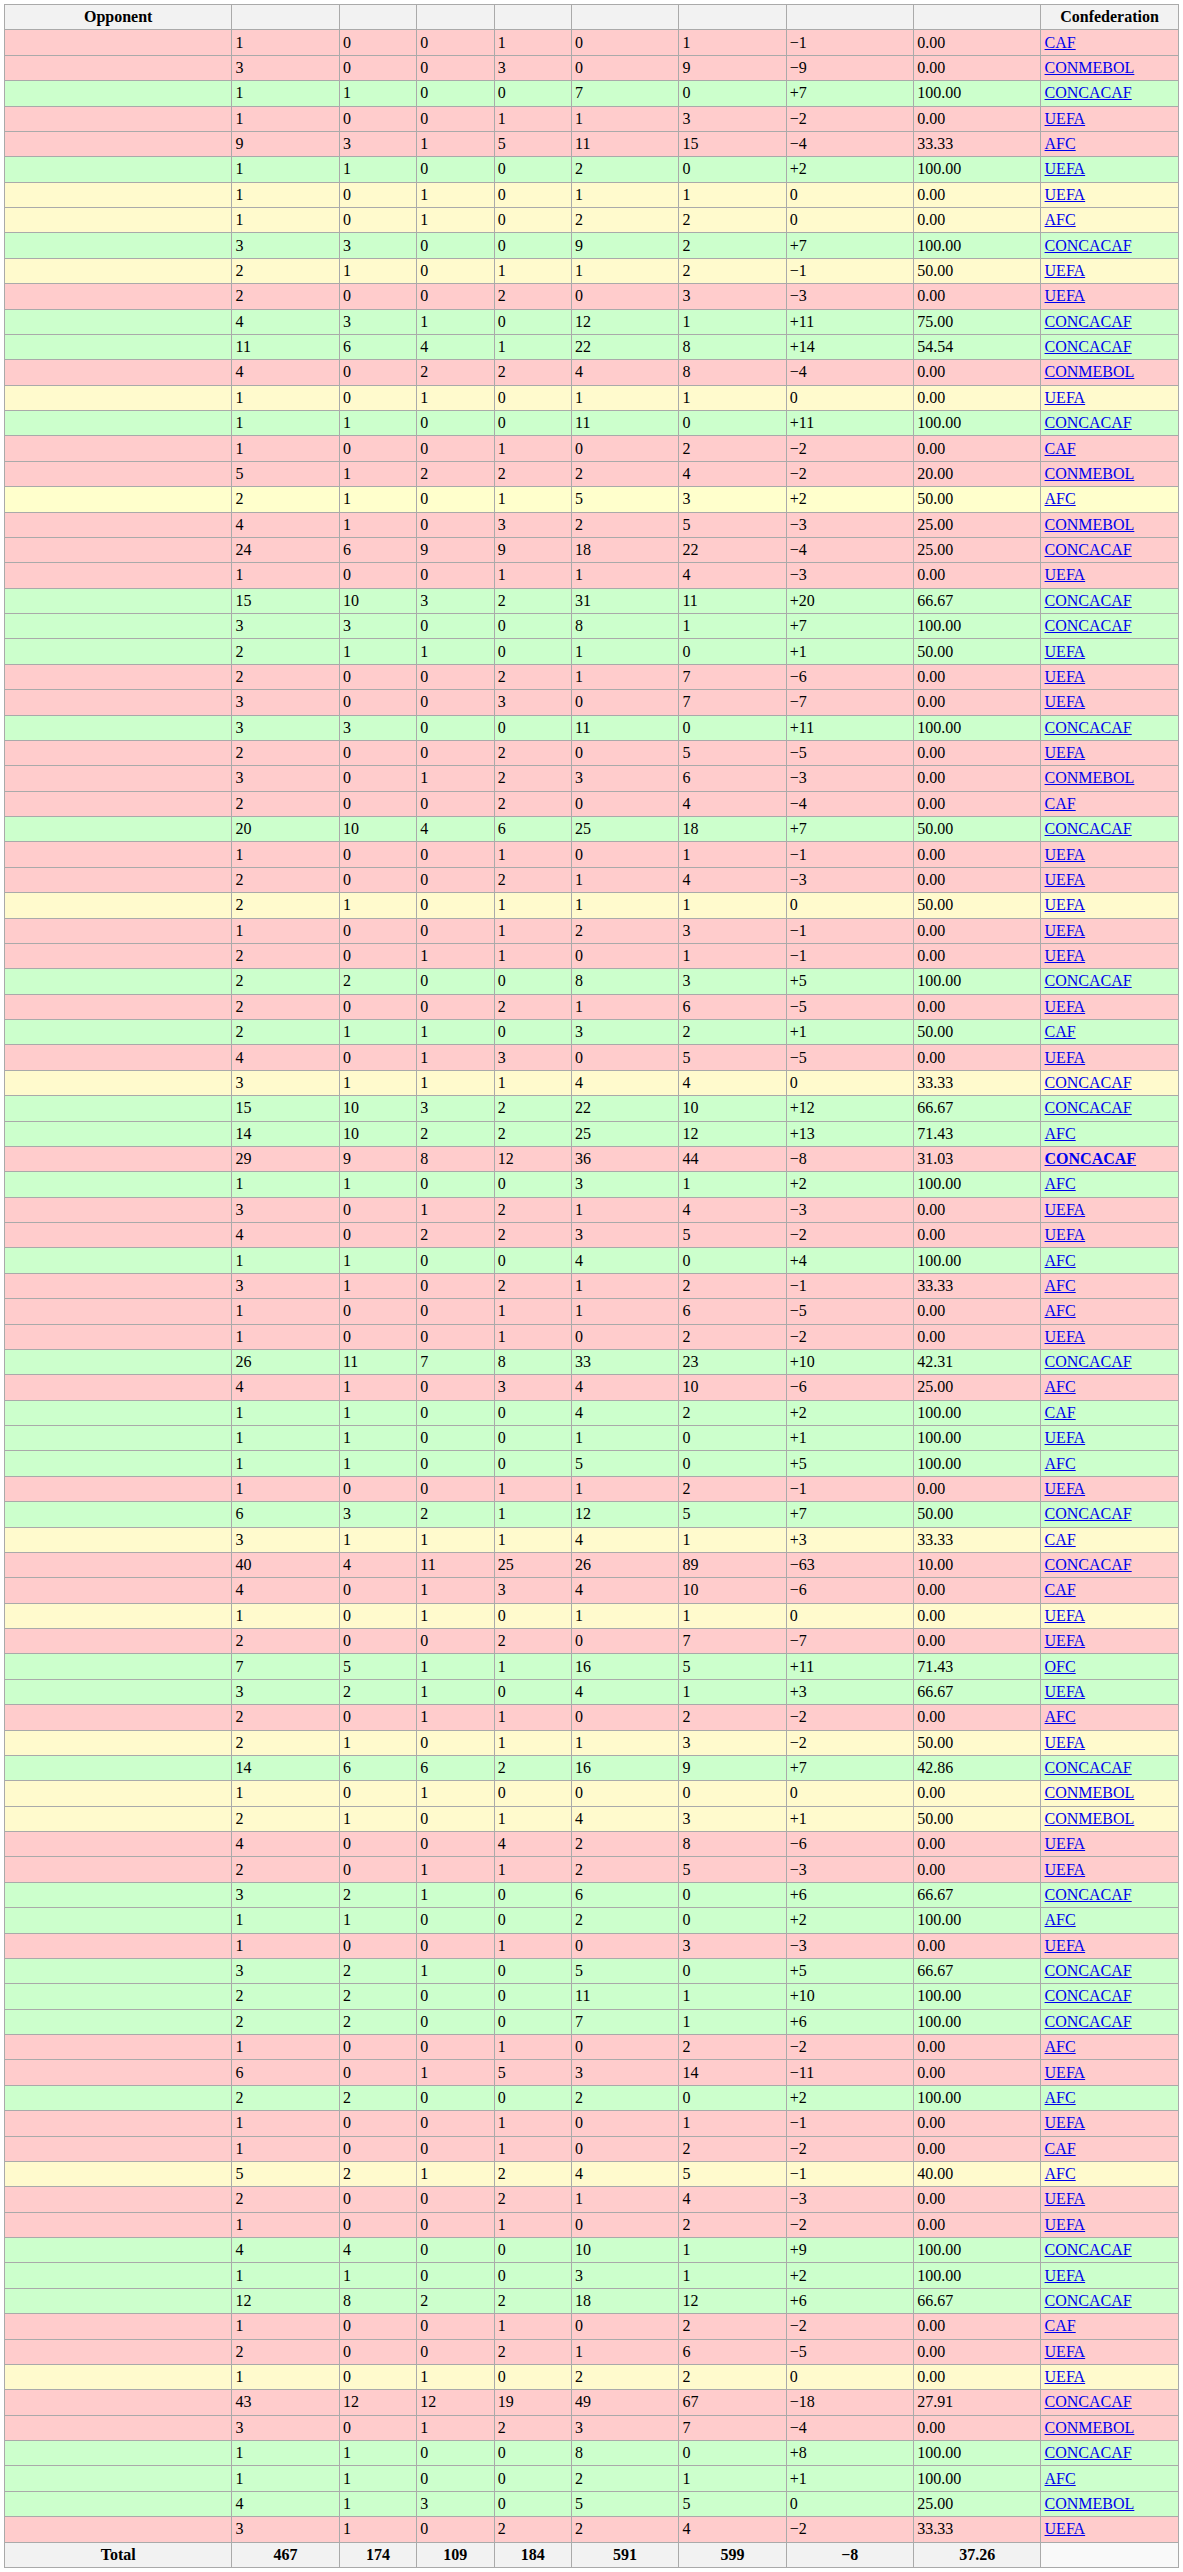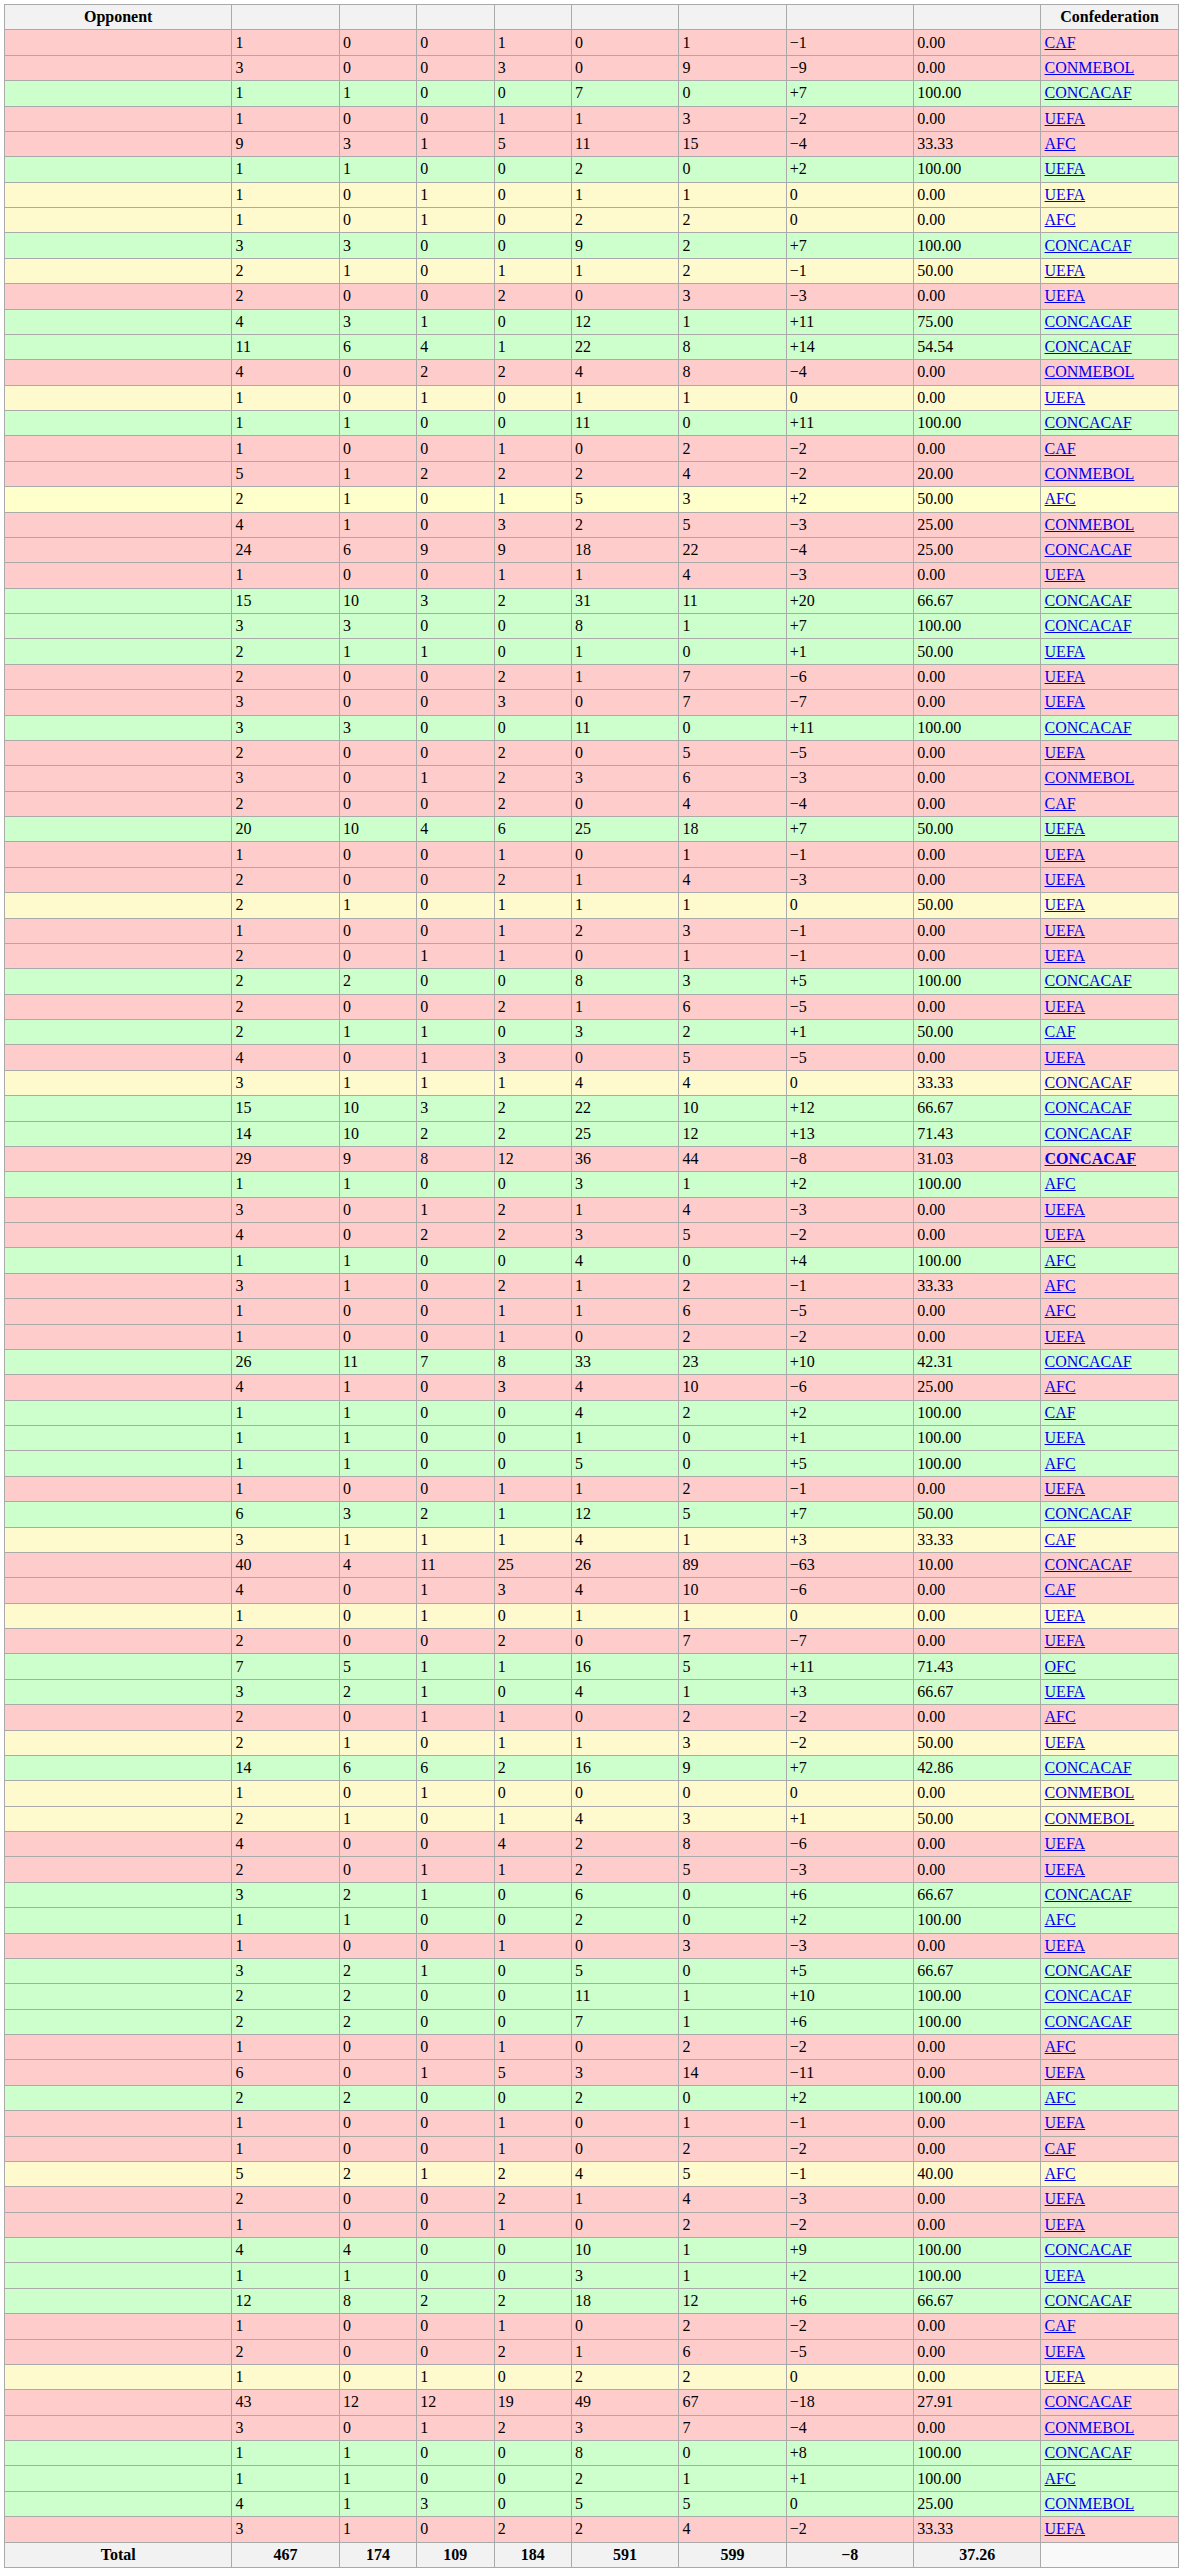(1088, 829) CONCACAF -> (1065, 829) UEFA
(1060, 1133) AFC -> (1088, 1133) CONCACAF
